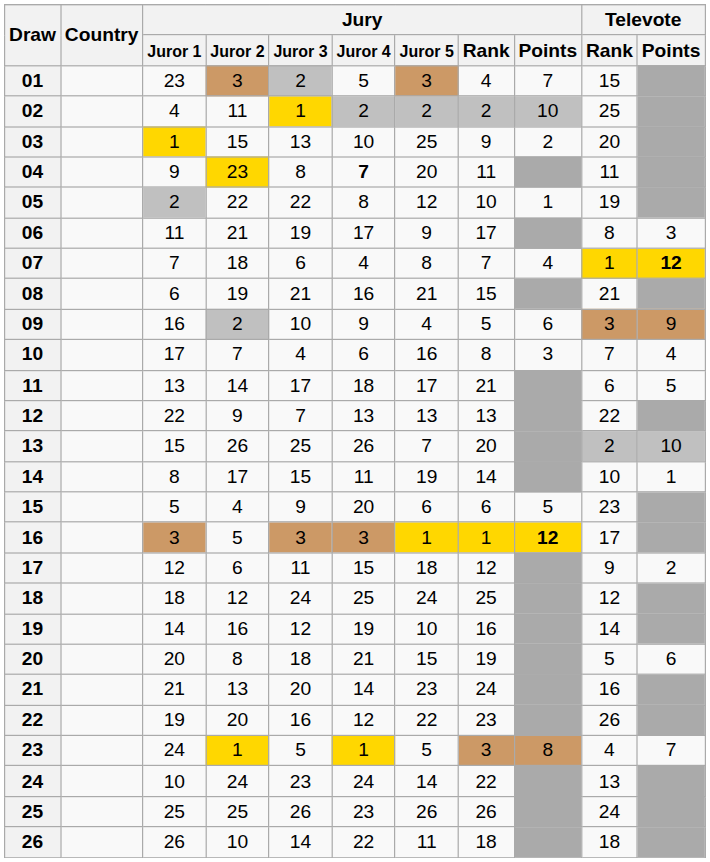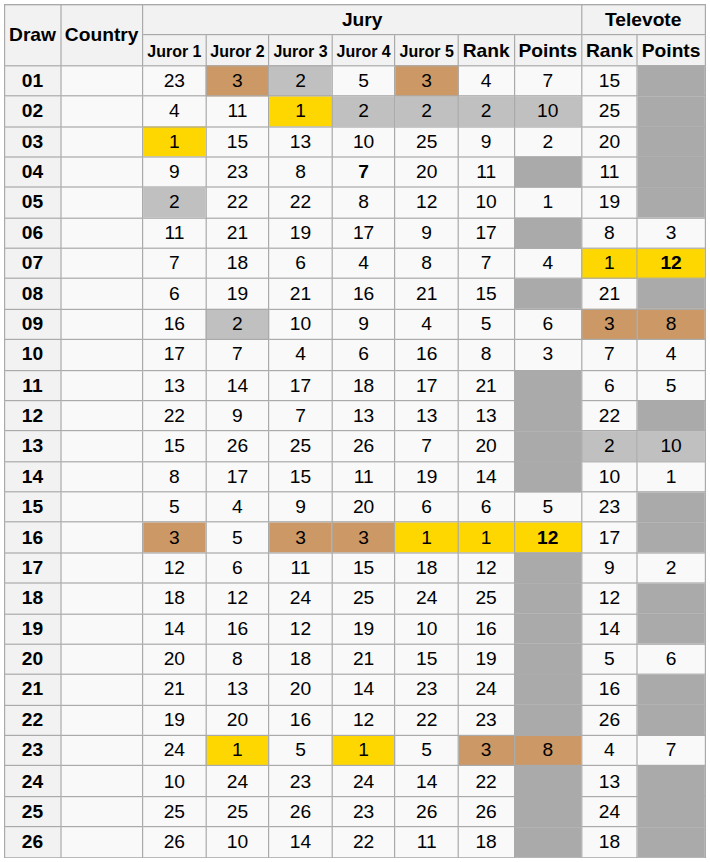(237, 171) gold background -> (237, 171) no background
(671, 324) 9 -> (671, 324) 8
